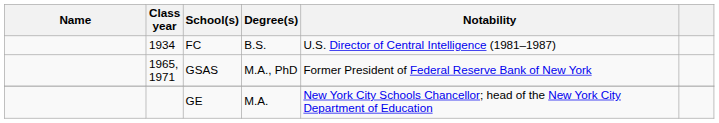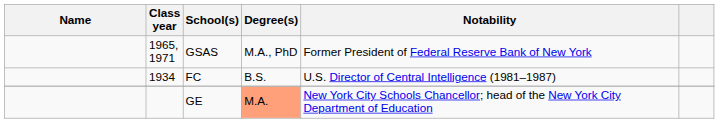rows swapped: (193, 45) <-> (202, 70)
(256, 102) no background -> (256, 102) lightsalmon background
